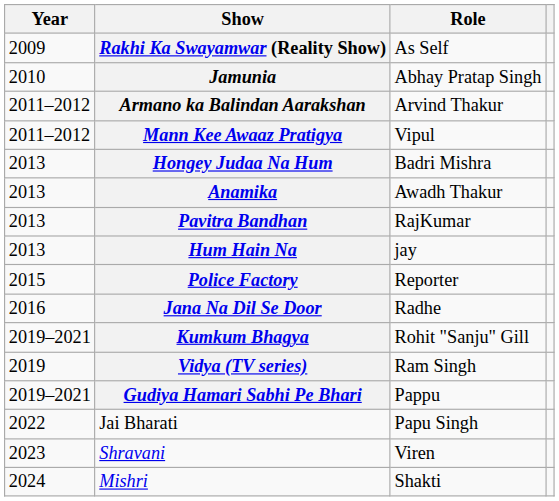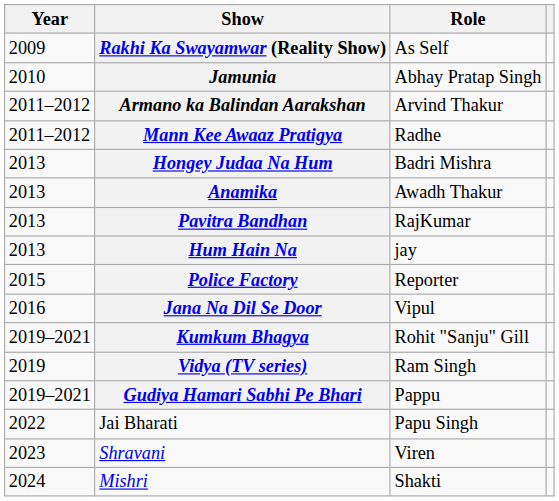(415, 134) Vipul -> (418, 134) Radhe
(418, 308) Radhe -> (415, 308) Vipul
